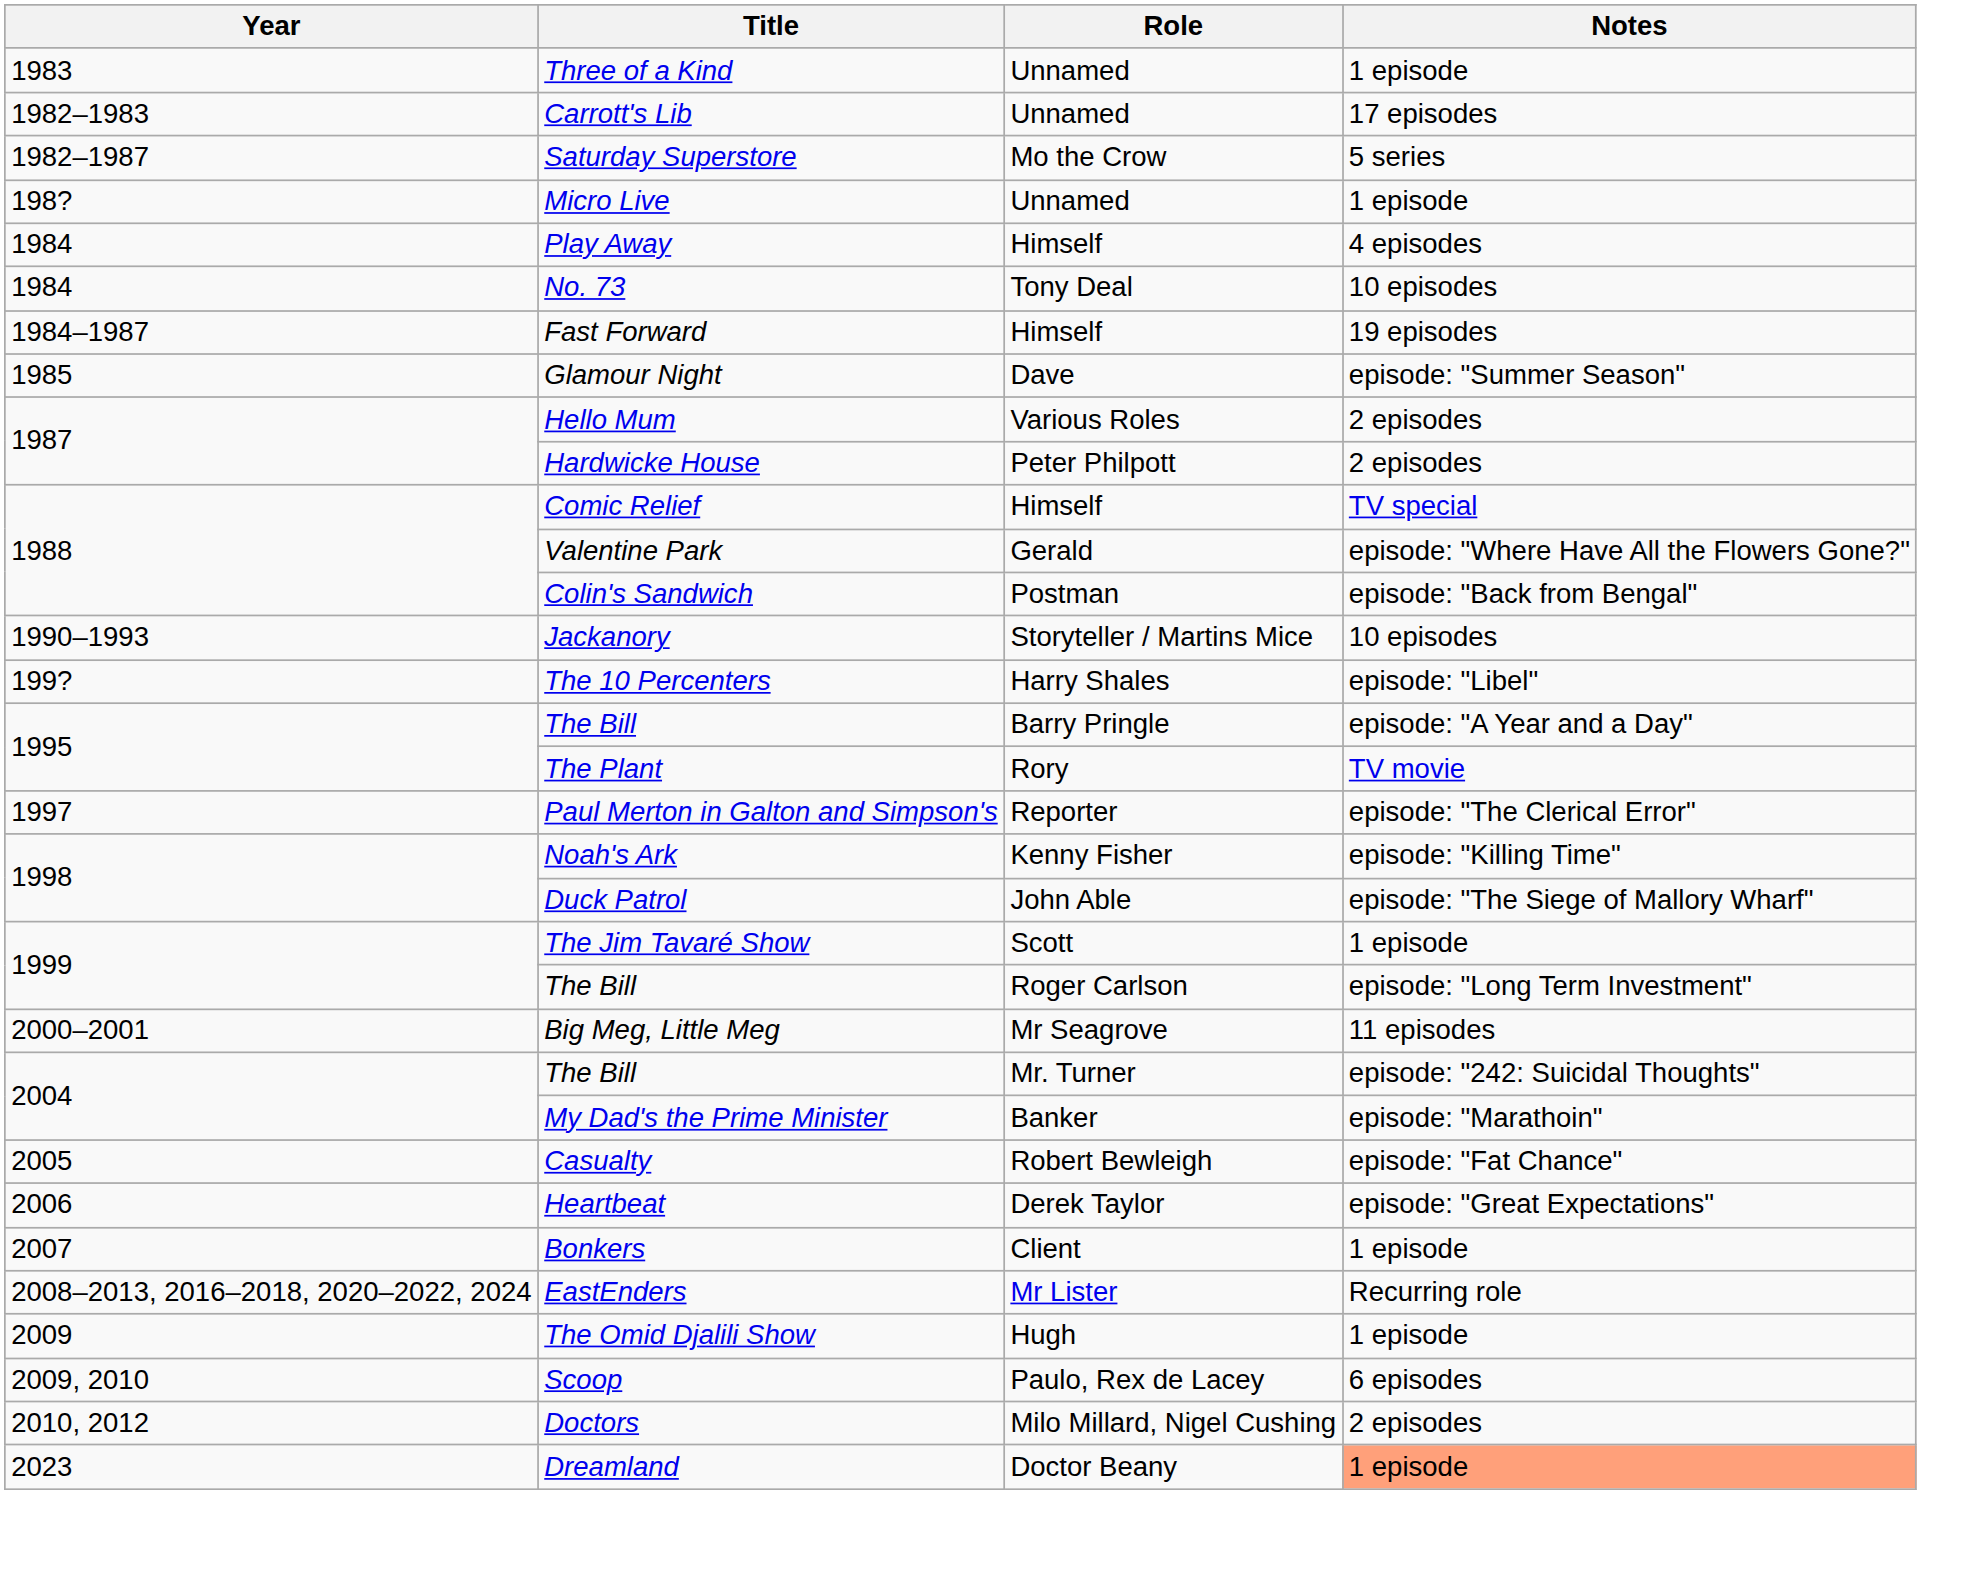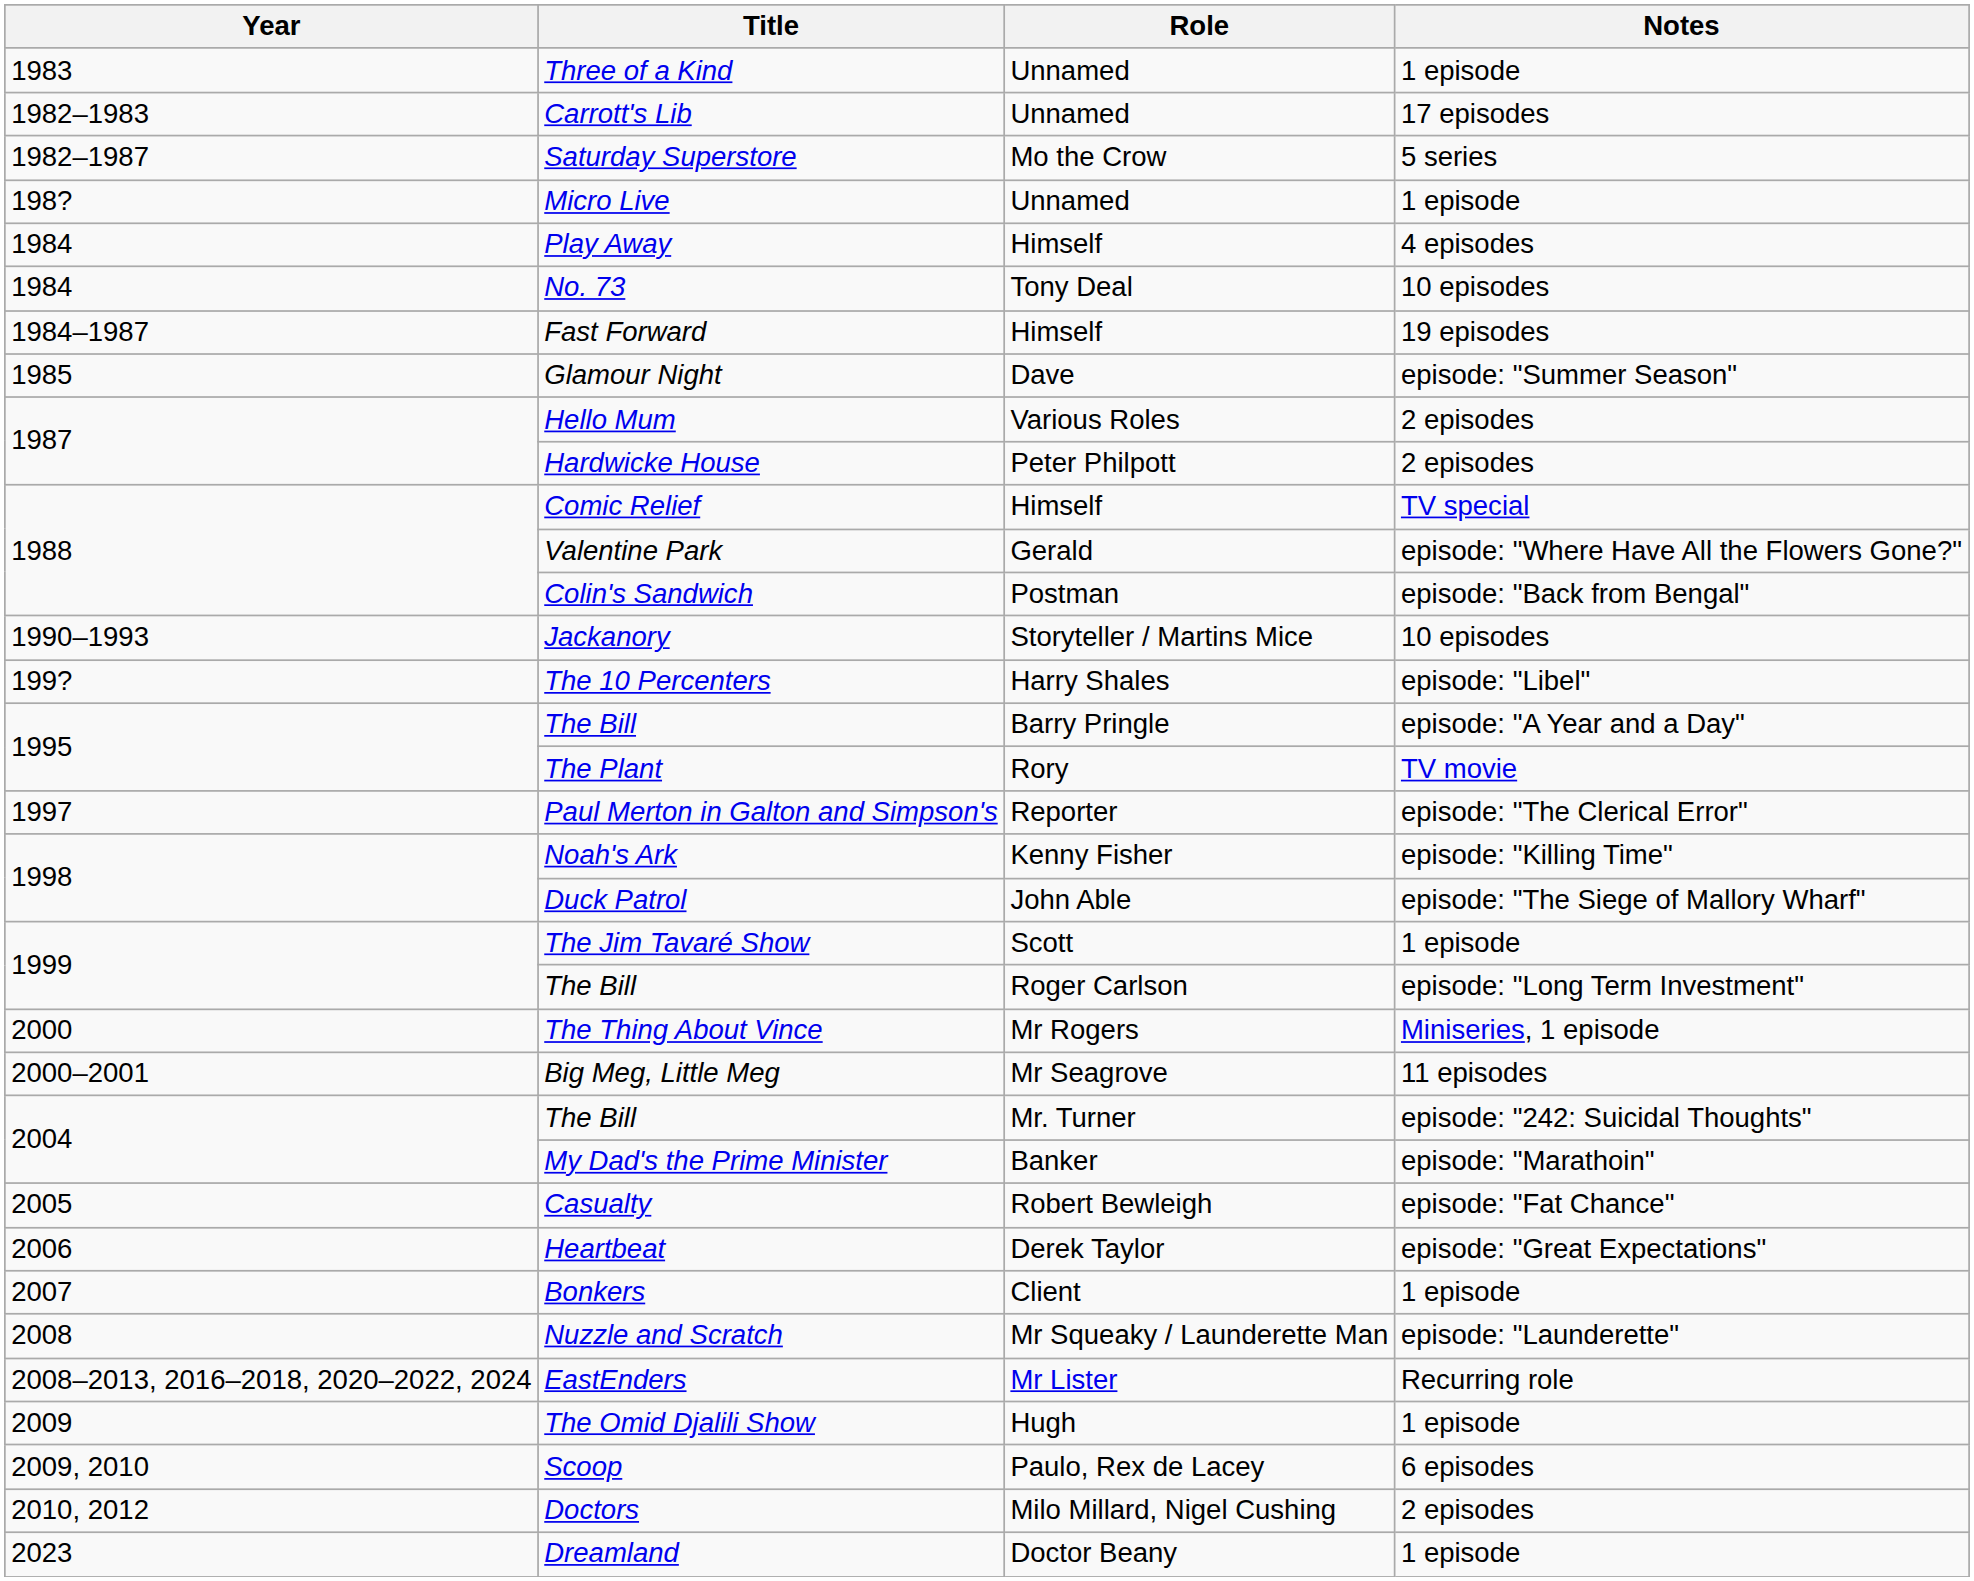+ row: (683, 1030)
+ row: (664, 1335)
(1409, 1466) lightsalmon background -> (1461, 1553) no background
